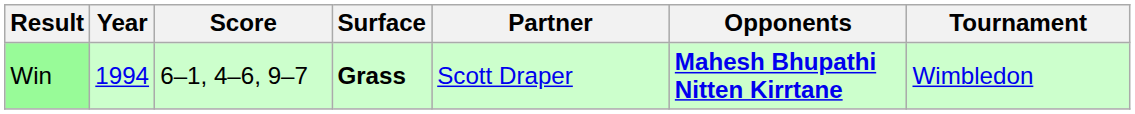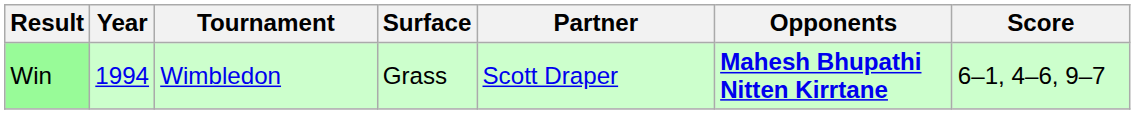columns swapped: (1018, 23) <-> (243, 23)
(372, 75) bold -> (415, 75) normal
